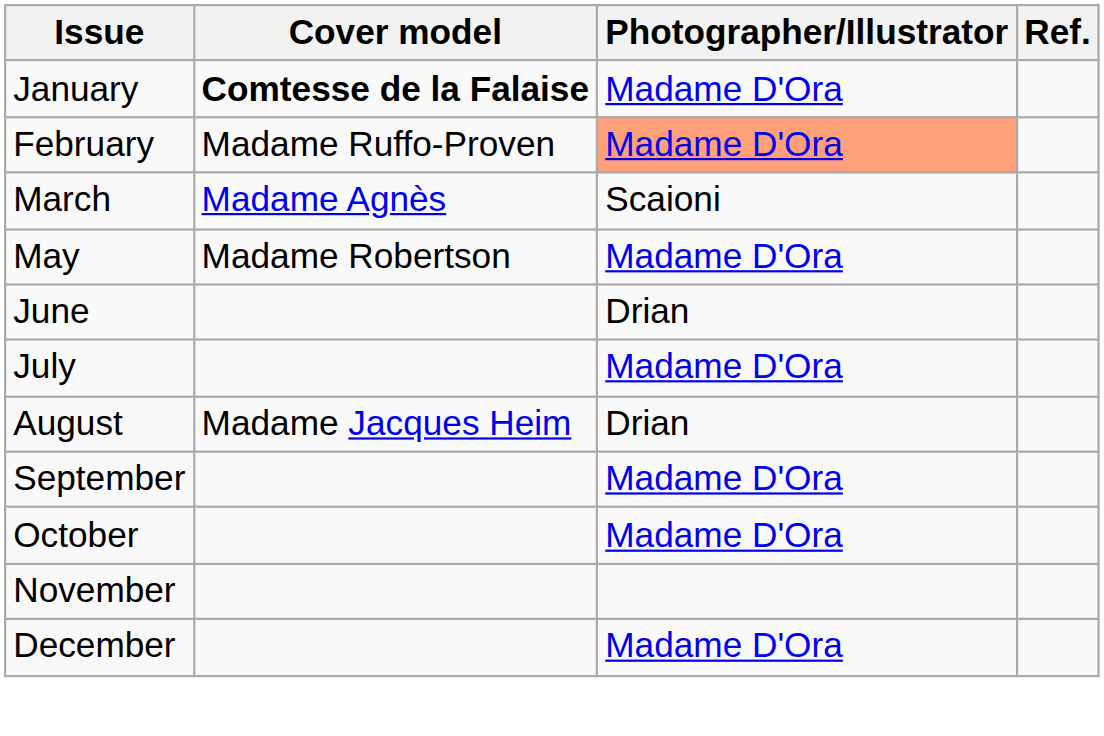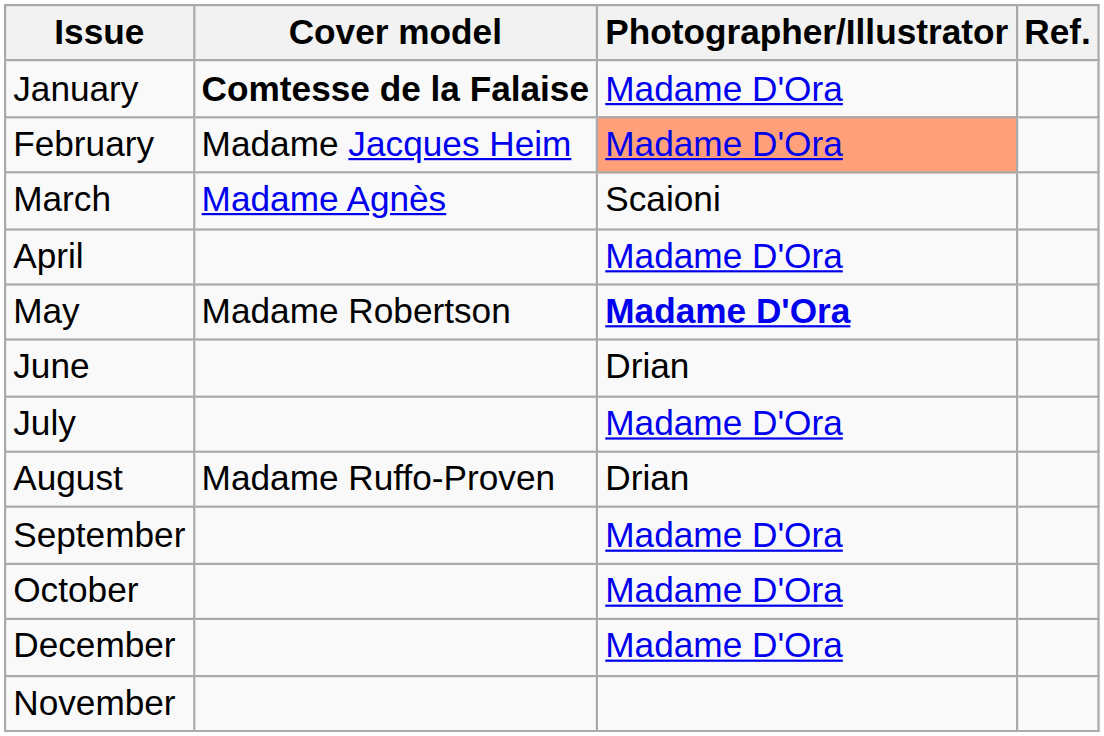(378, 144) Madame Ruffo-Proven -> (387, 144) Madame Jacques Heim
+ row: (48, 255)
(724, 255) normal -> (728, 311) bold
(387, 423) Madame Jacques Heim -> (378, 479) Madame Ruffo-Proven
rows swapped: (94, 590) <-> (94, 646)
